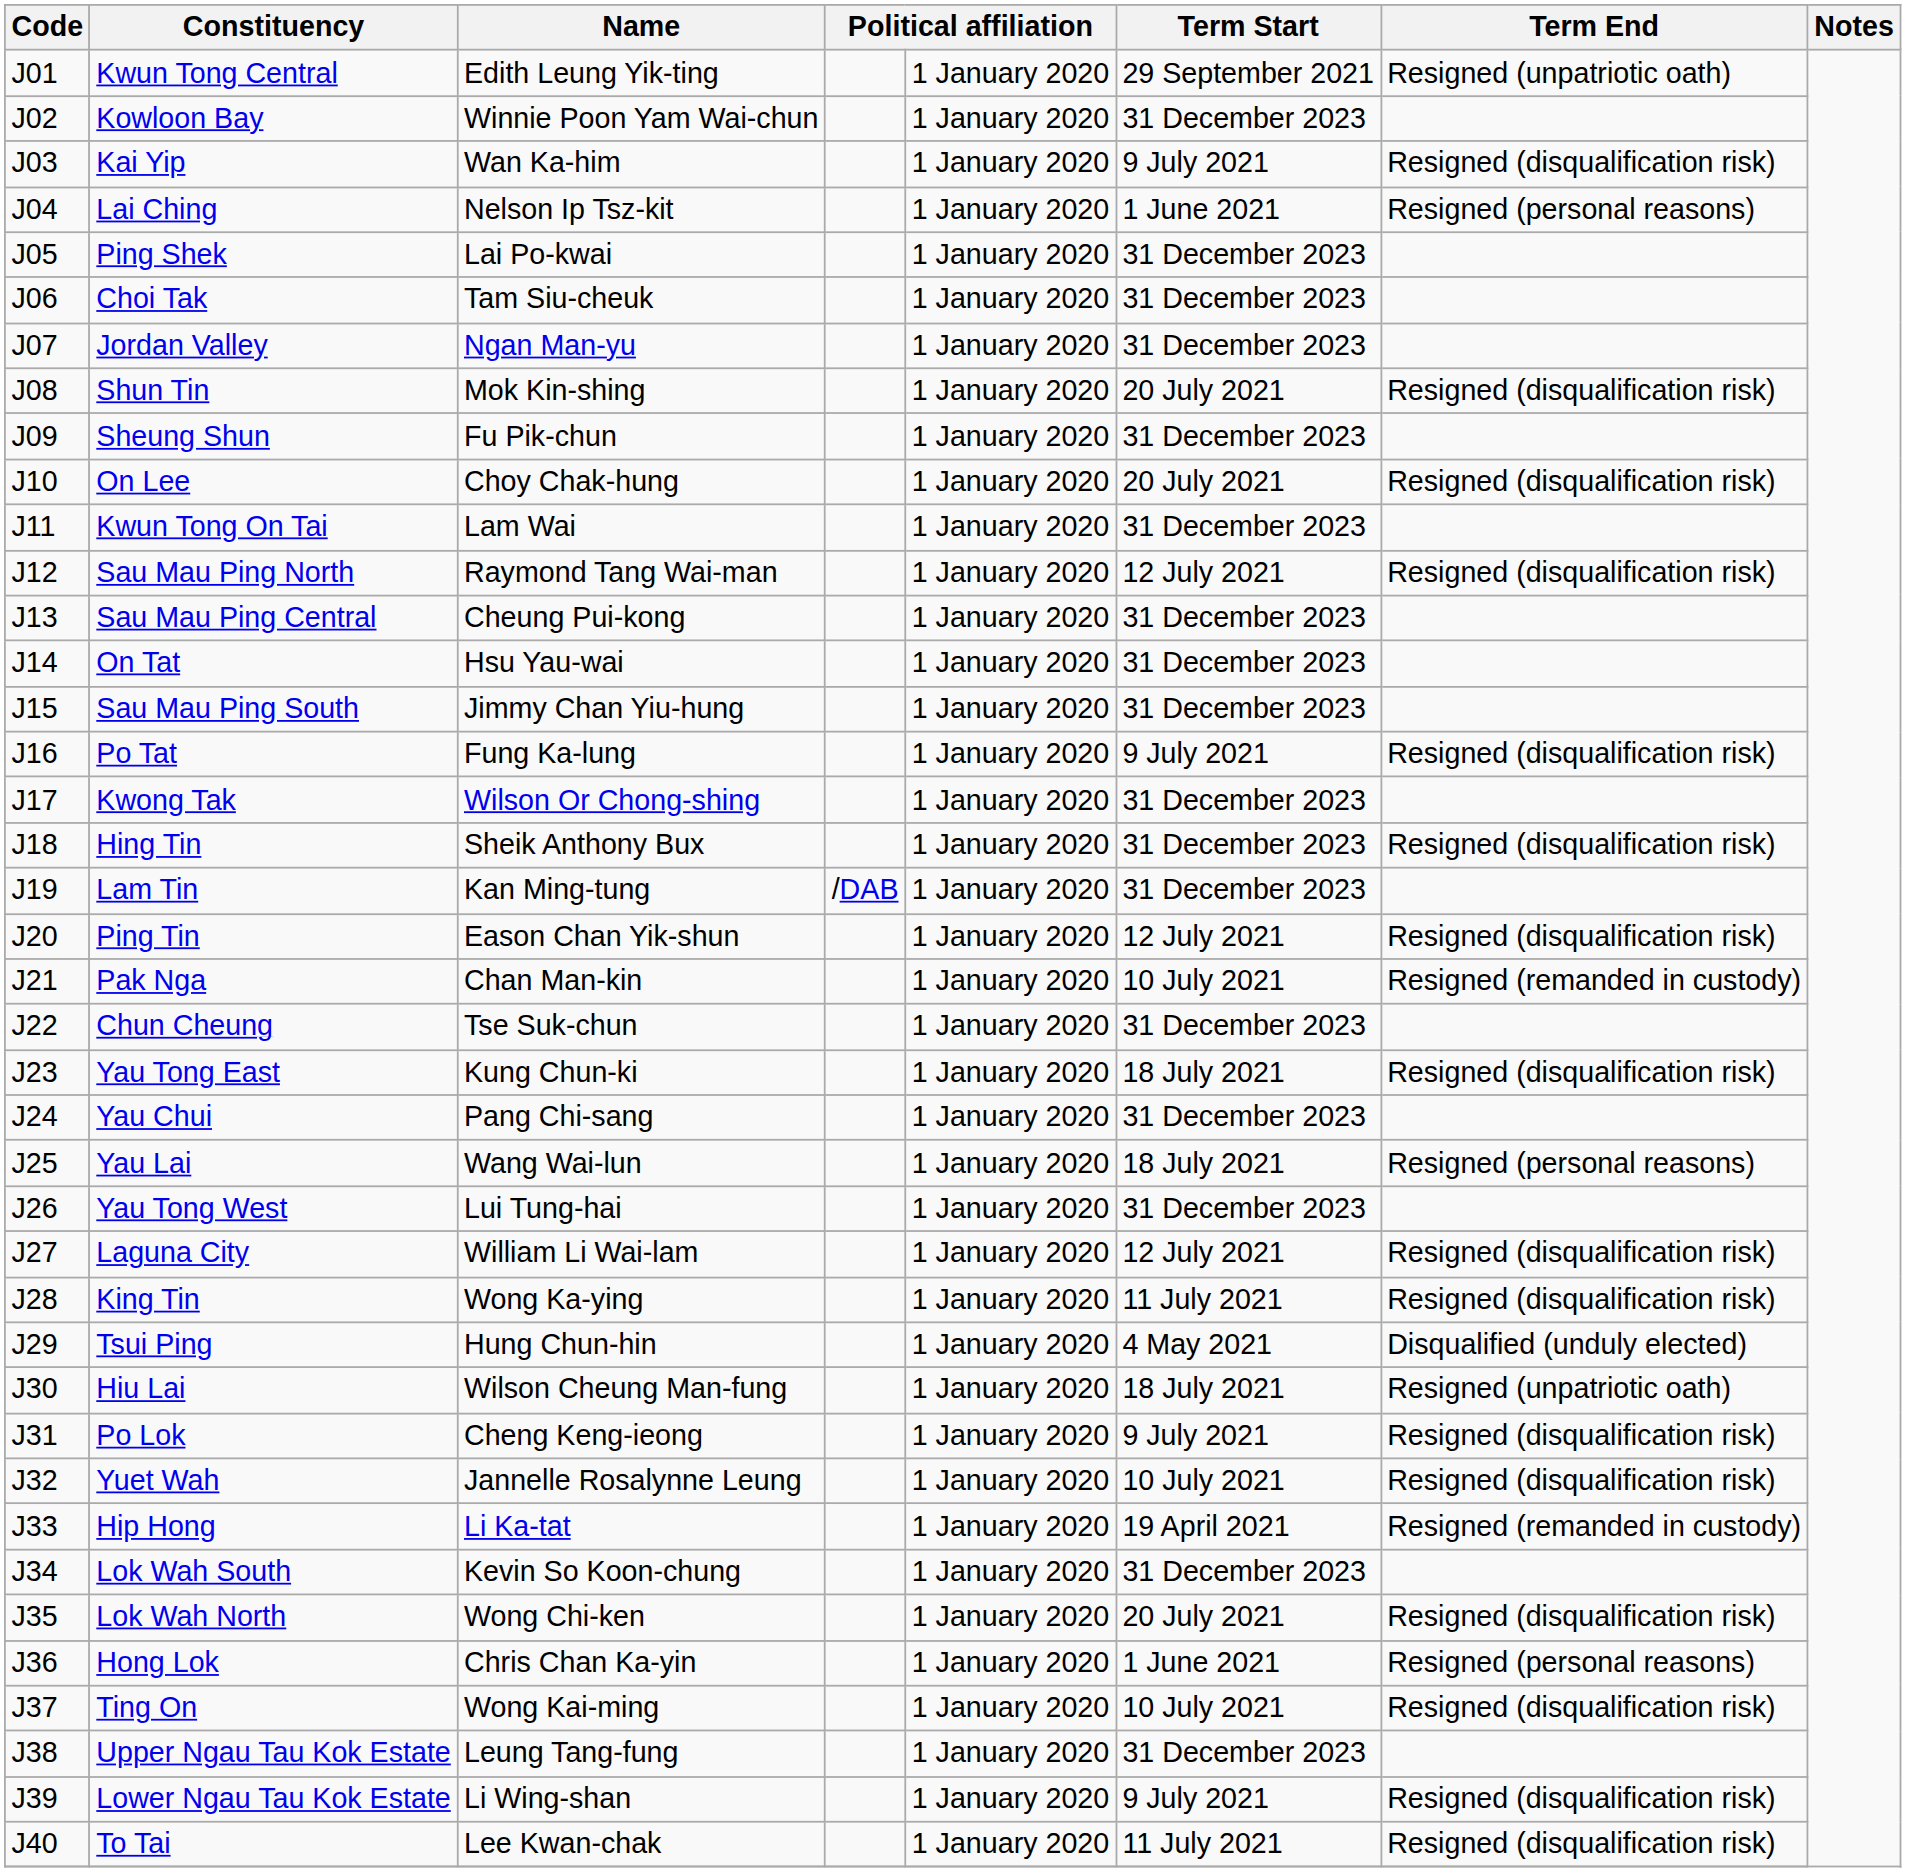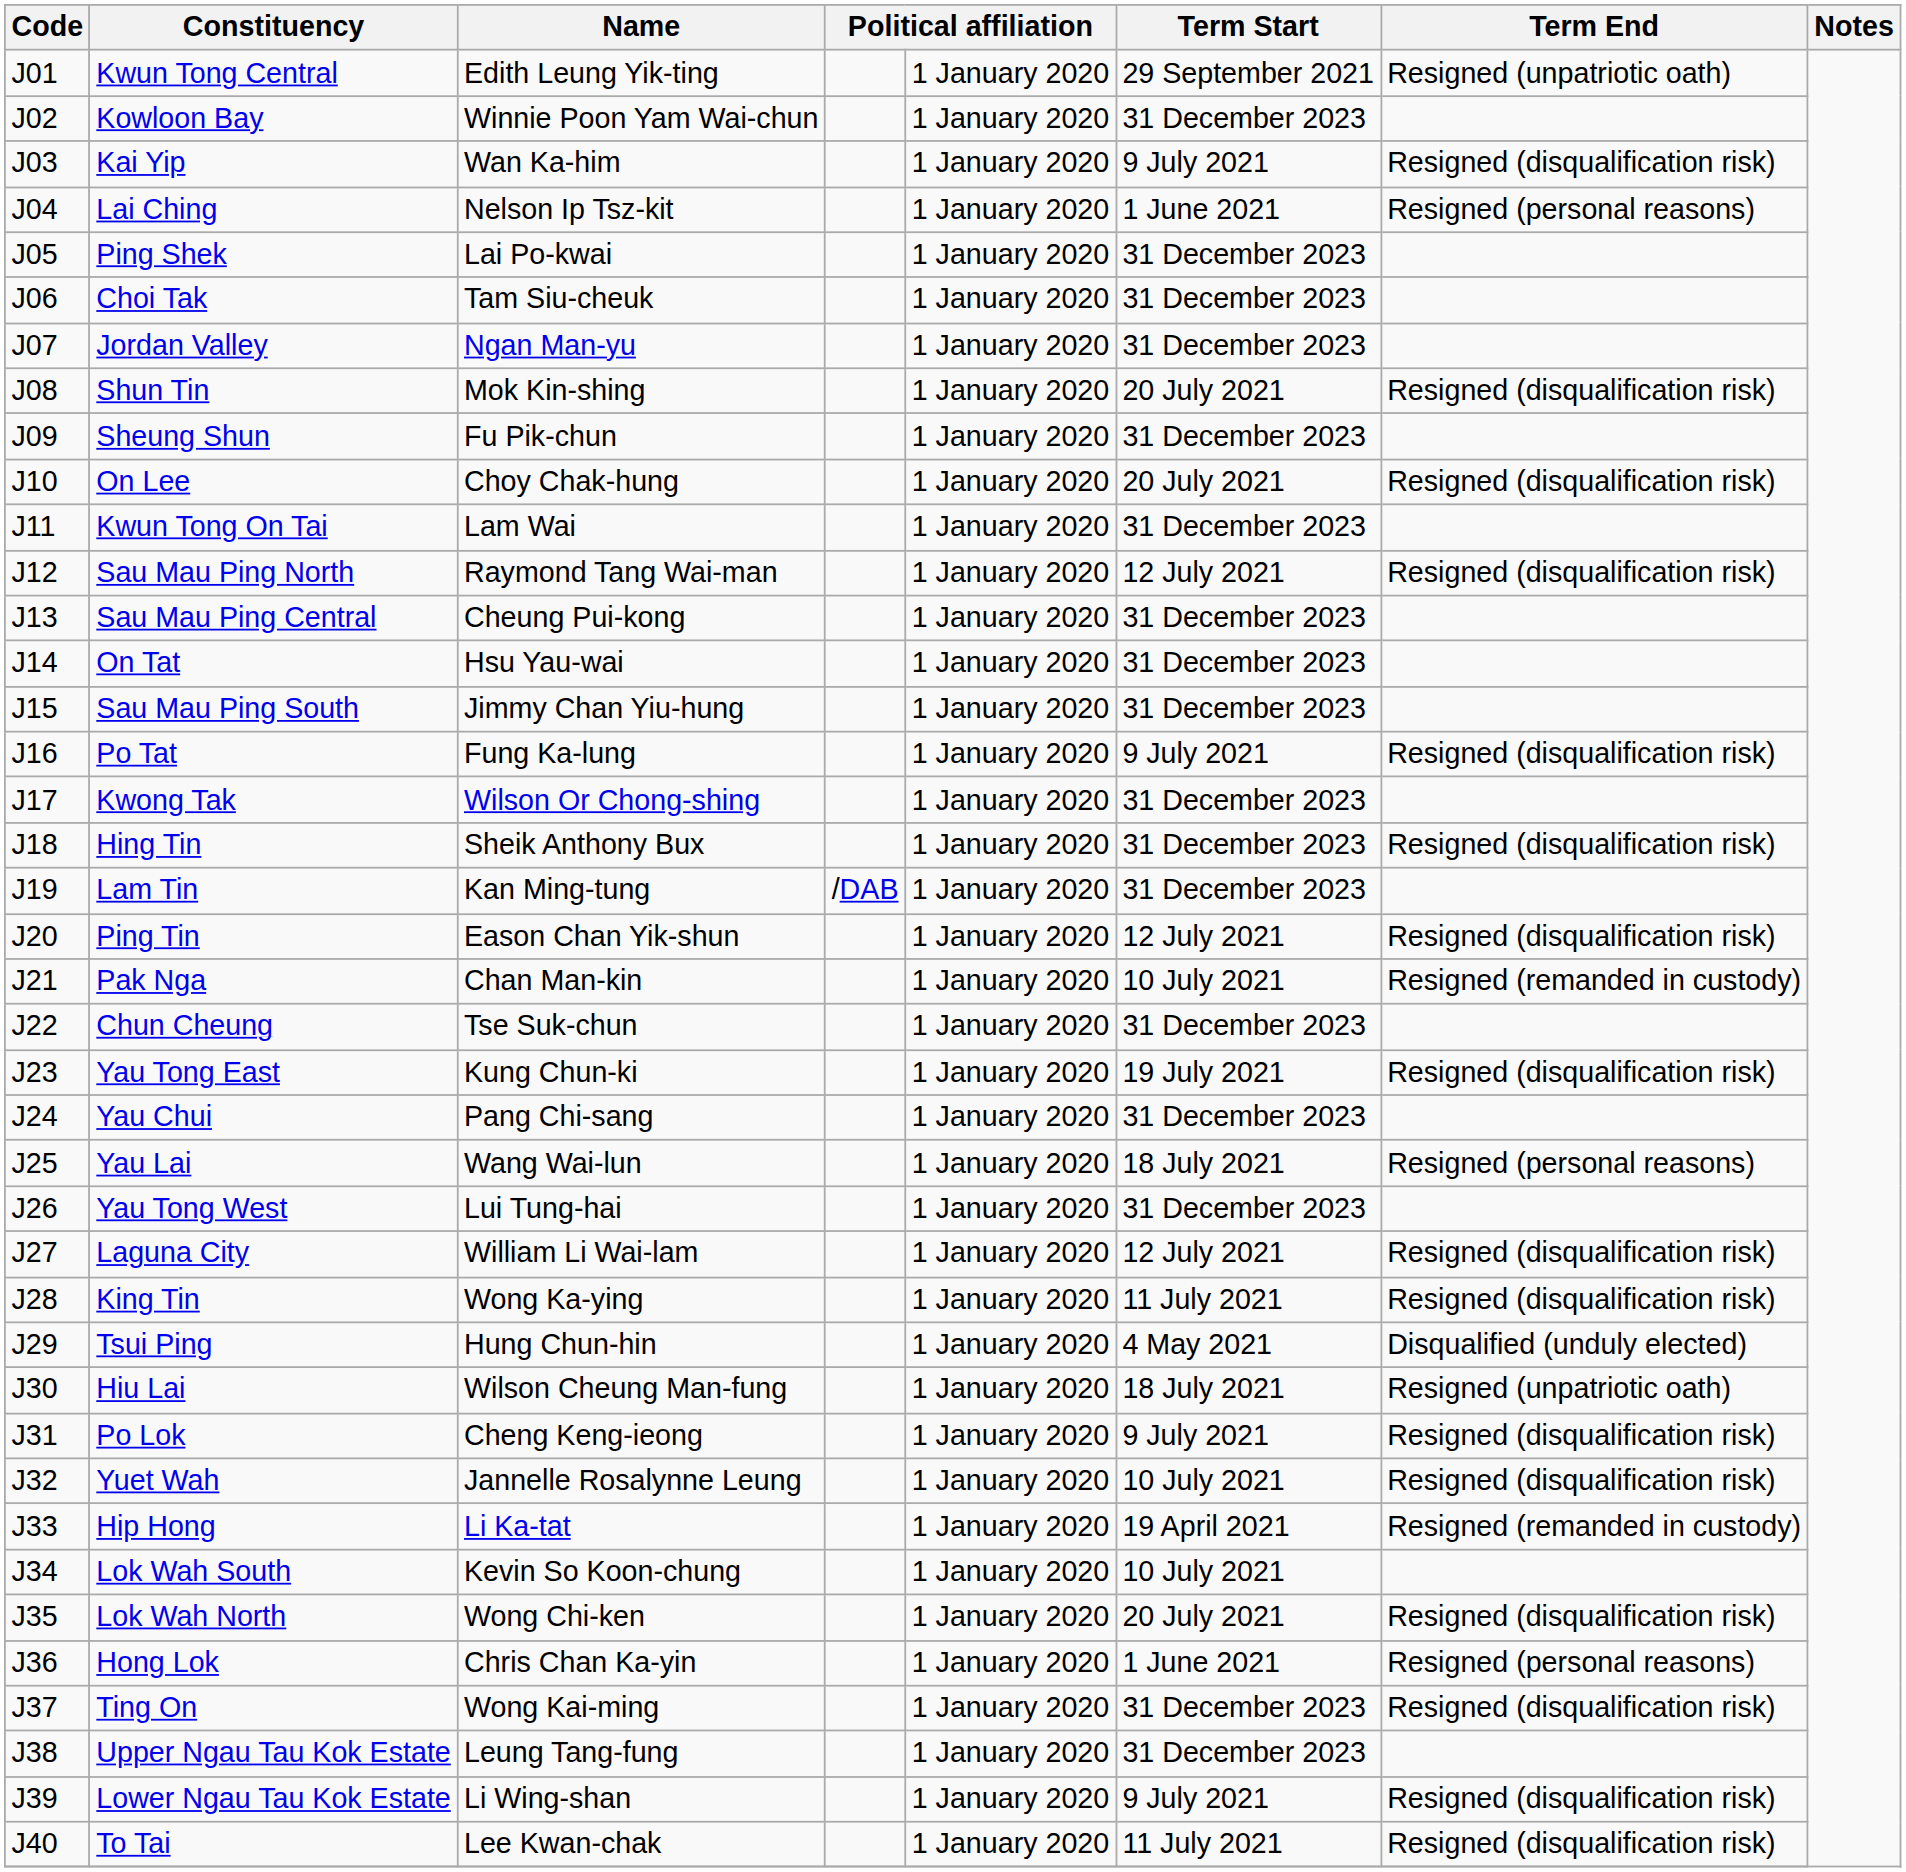(1204, 1071) 18 July 2021 -> (1204, 1071) 19 July 2021
(1244, 1571) 31 December 2023 -> (1204, 1571) 10 July 2021
(1204, 1707) 10 July 2021 -> (1244, 1707) 31 December 2023
